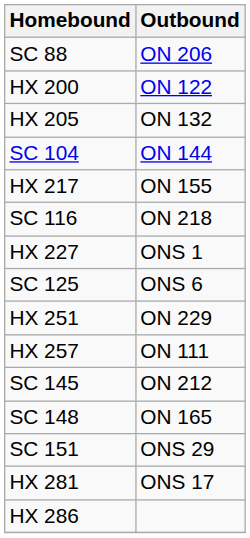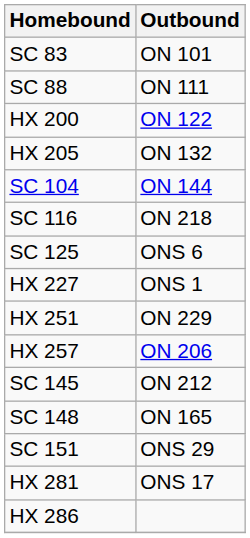+ row: (38, 53)
(176, 53) ON 206 -> (175, 86) ON 111
- row: (44, 185)
rows swapped: (44, 251) <-> (44, 284)
(175, 350) ON 111 -> (176, 350) ON 206
